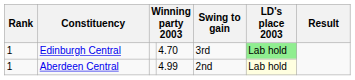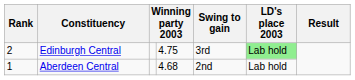(9, 51) 1 -> (9, 51) 2
(168, 51) 4.70 -> (168, 51) 4.75
(168, 67) 4.99 -> (168, 67) 4.68
(268, 67) lightyellow background -> (268, 67) no background
